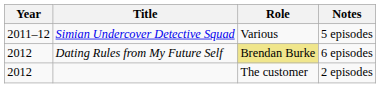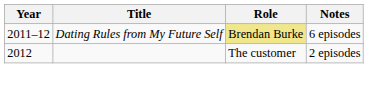- row: (145, 33)
(20, 53) 2012 -> (29, 33) 2011–12
